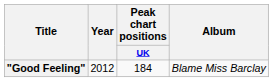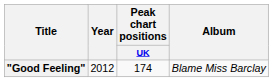(143, 68) 184 -> (143, 68) 174
